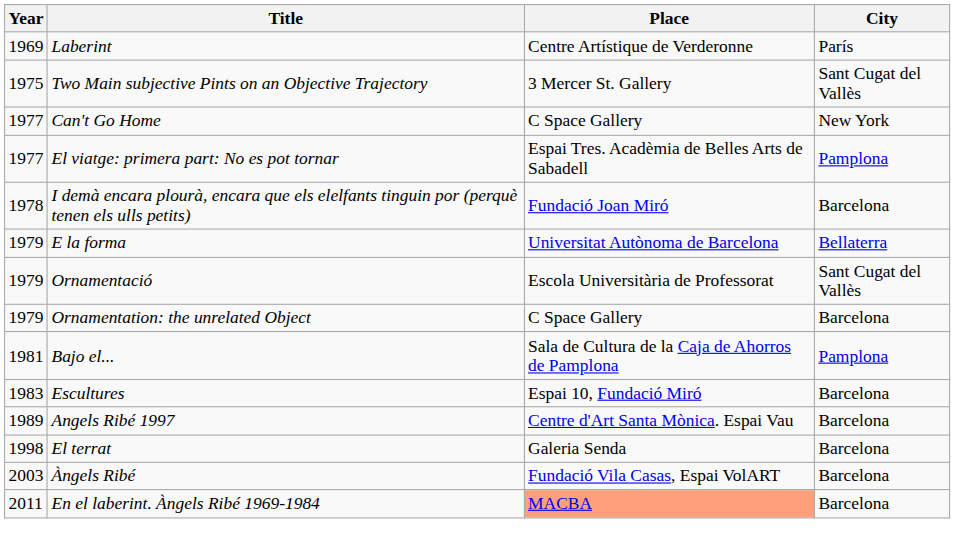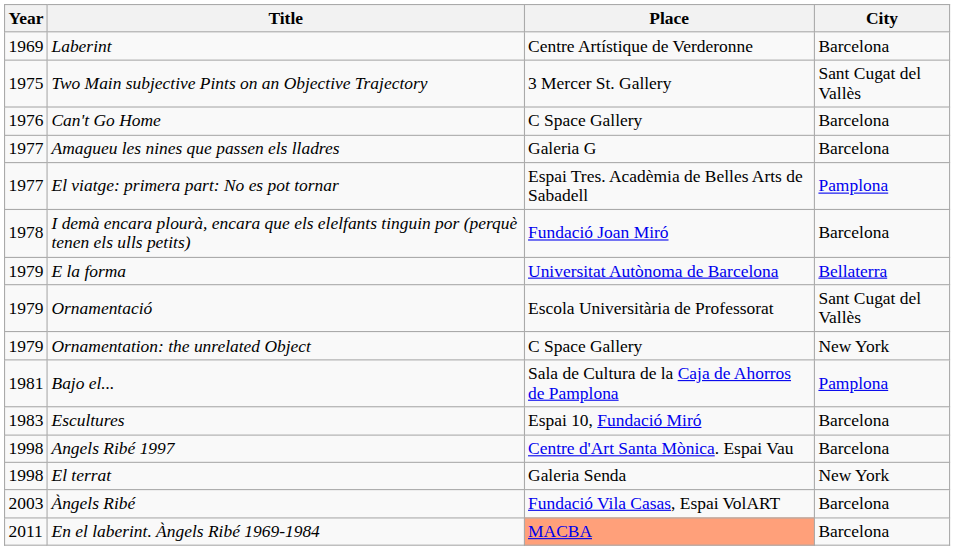(836, 45) París -> (854, 45) Barcelona
(26, 120) 1977 -> (26, 120) 1976
(854, 120) New York -> (854, 120) Barcelona
+ row: (196, 148)
(854, 318) Barcelona -> (854, 345) New York
(26, 420) 1989 -> (26, 448) 1998
(854, 448) Barcelona -> (854, 475) New York
